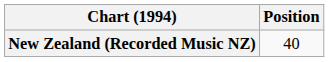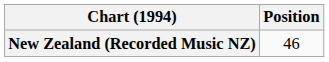(291, 43) 40 -> (291, 43) 46
